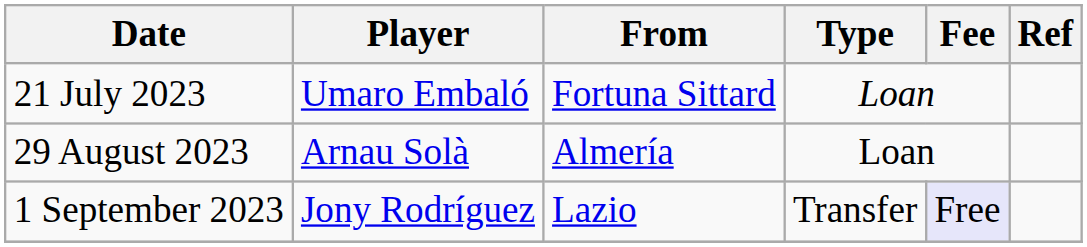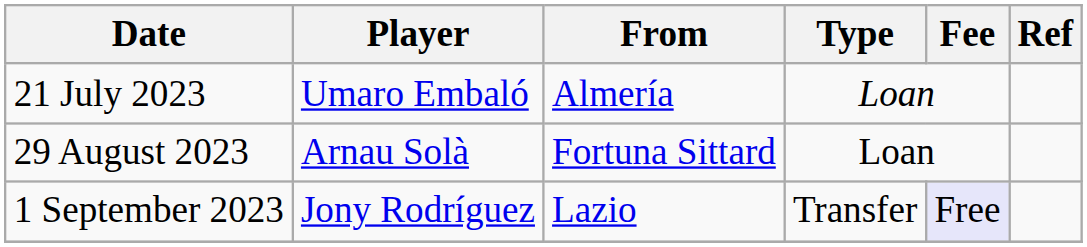(664, 92) Fortuna Sittard -> (613, 92) Almería
(613, 151) Almería -> (664, 151) Fortuna Sittard
